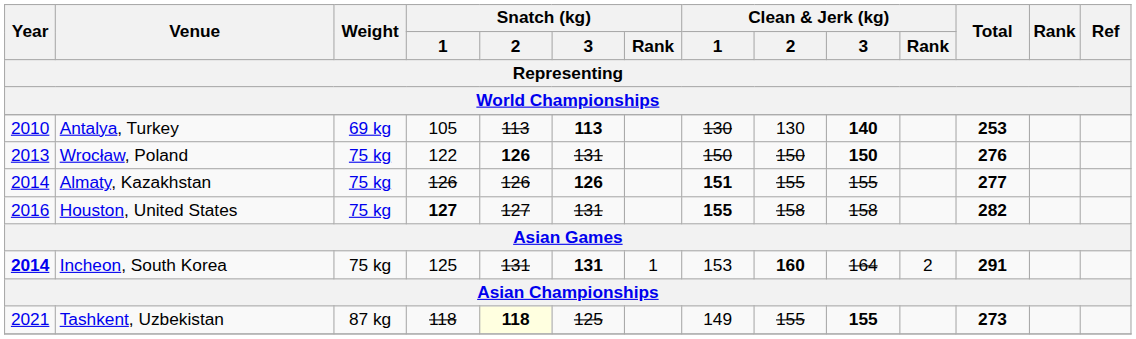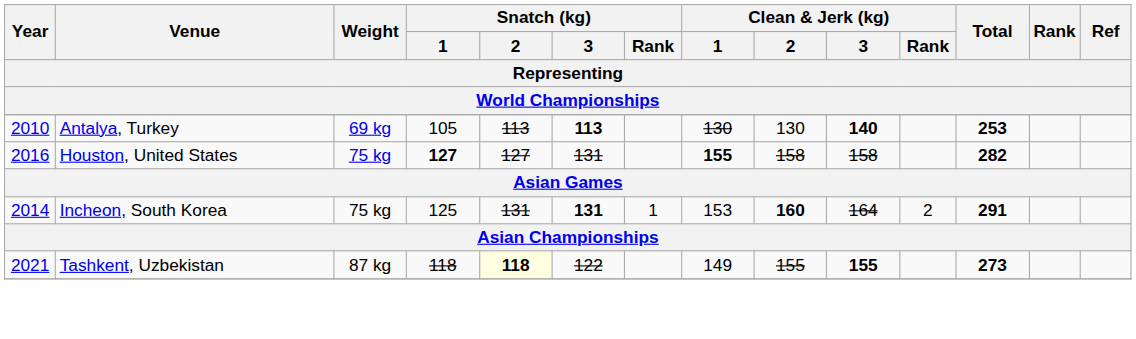- row: (124, 155)
- row: (135, 182)
(30, 264) bold -> (30, 210) normal
(588, 319) 125 -> (588, 264) 122
